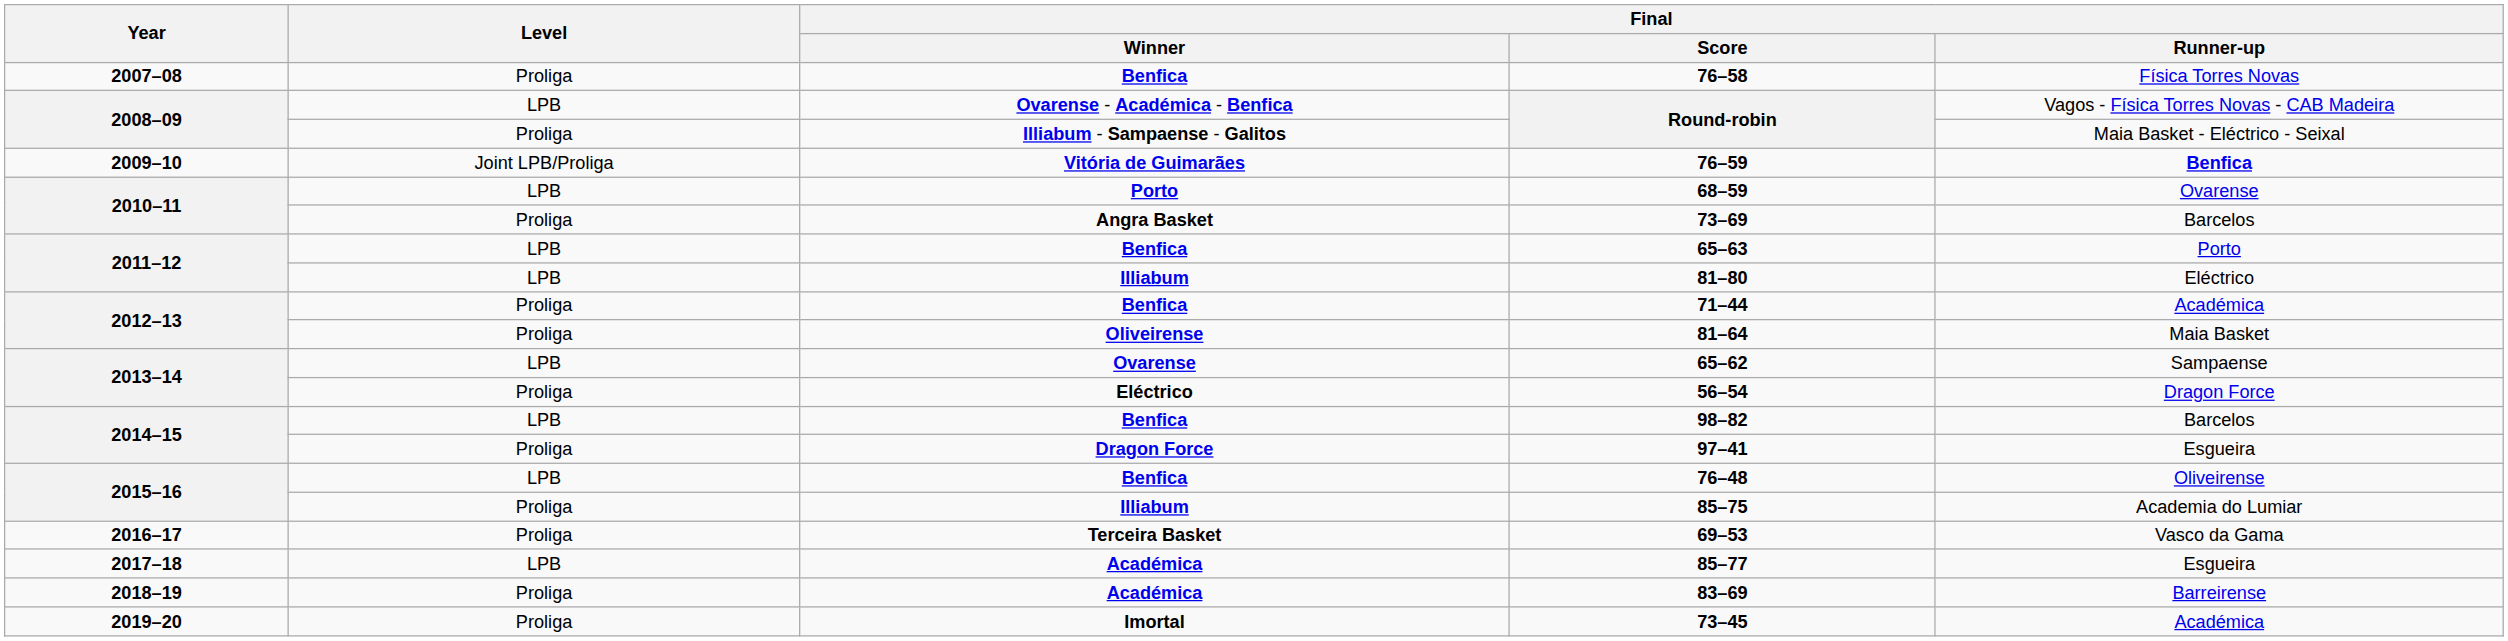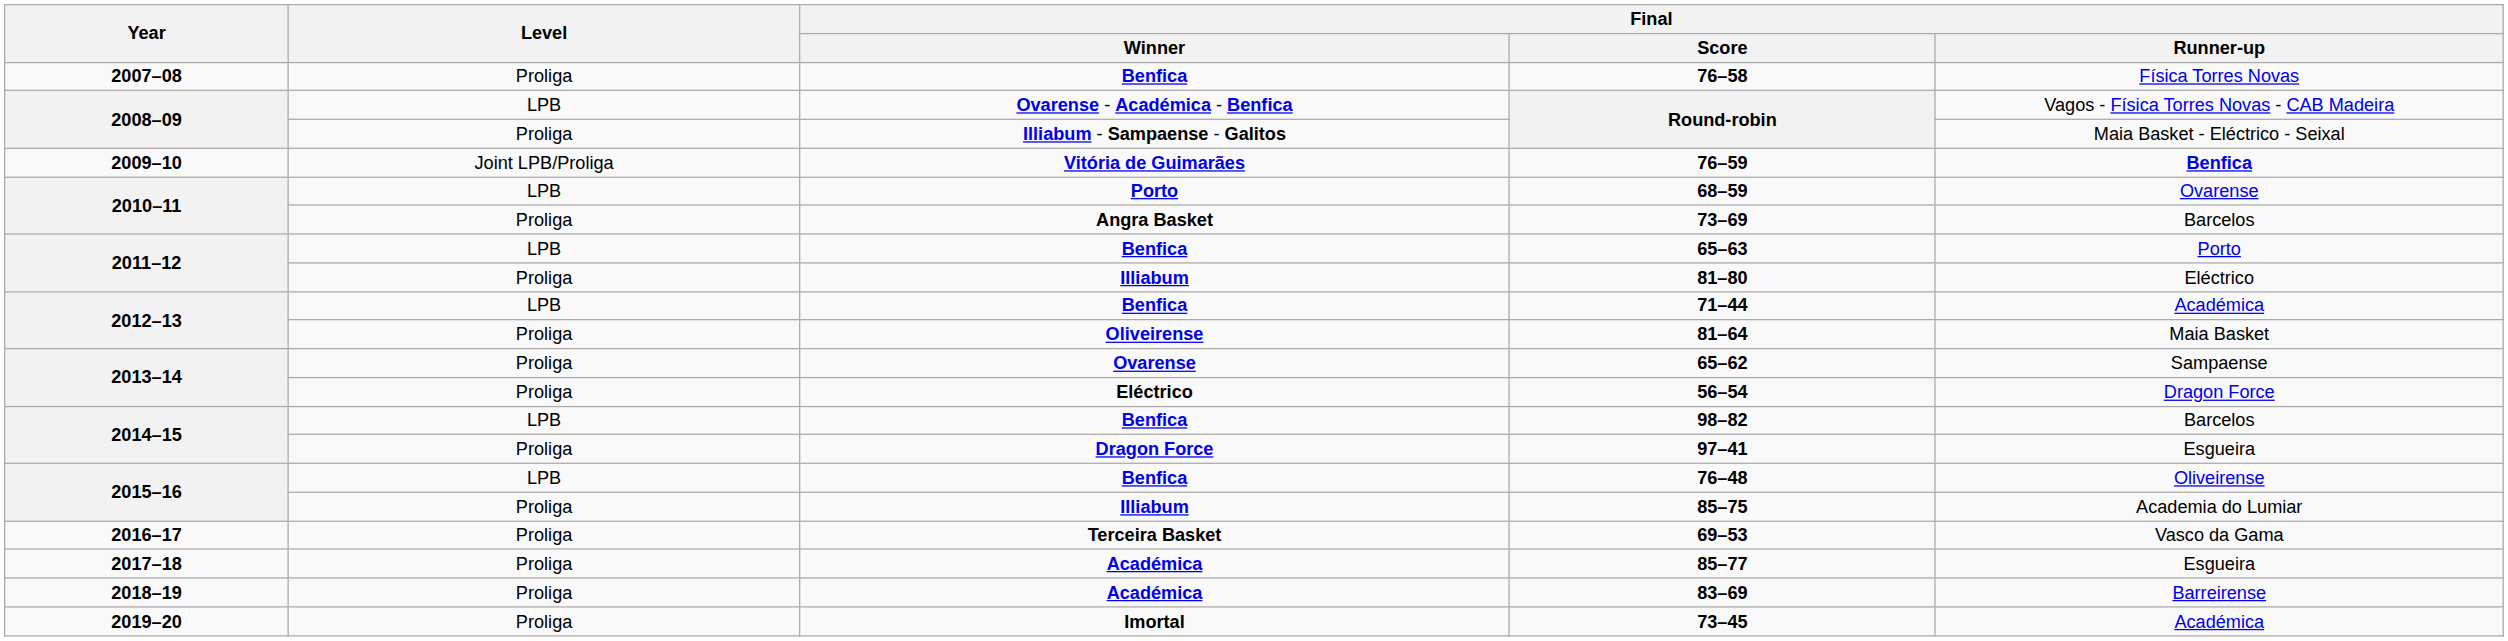(544, 277) LPB -> (544, 277) Proliga
(544, 306) Proliga -> (544, 306) LPB
(544, 363) LPB -> (544, 363) Proliga
(544, 564) LPB -> (544, 564) Proliga
